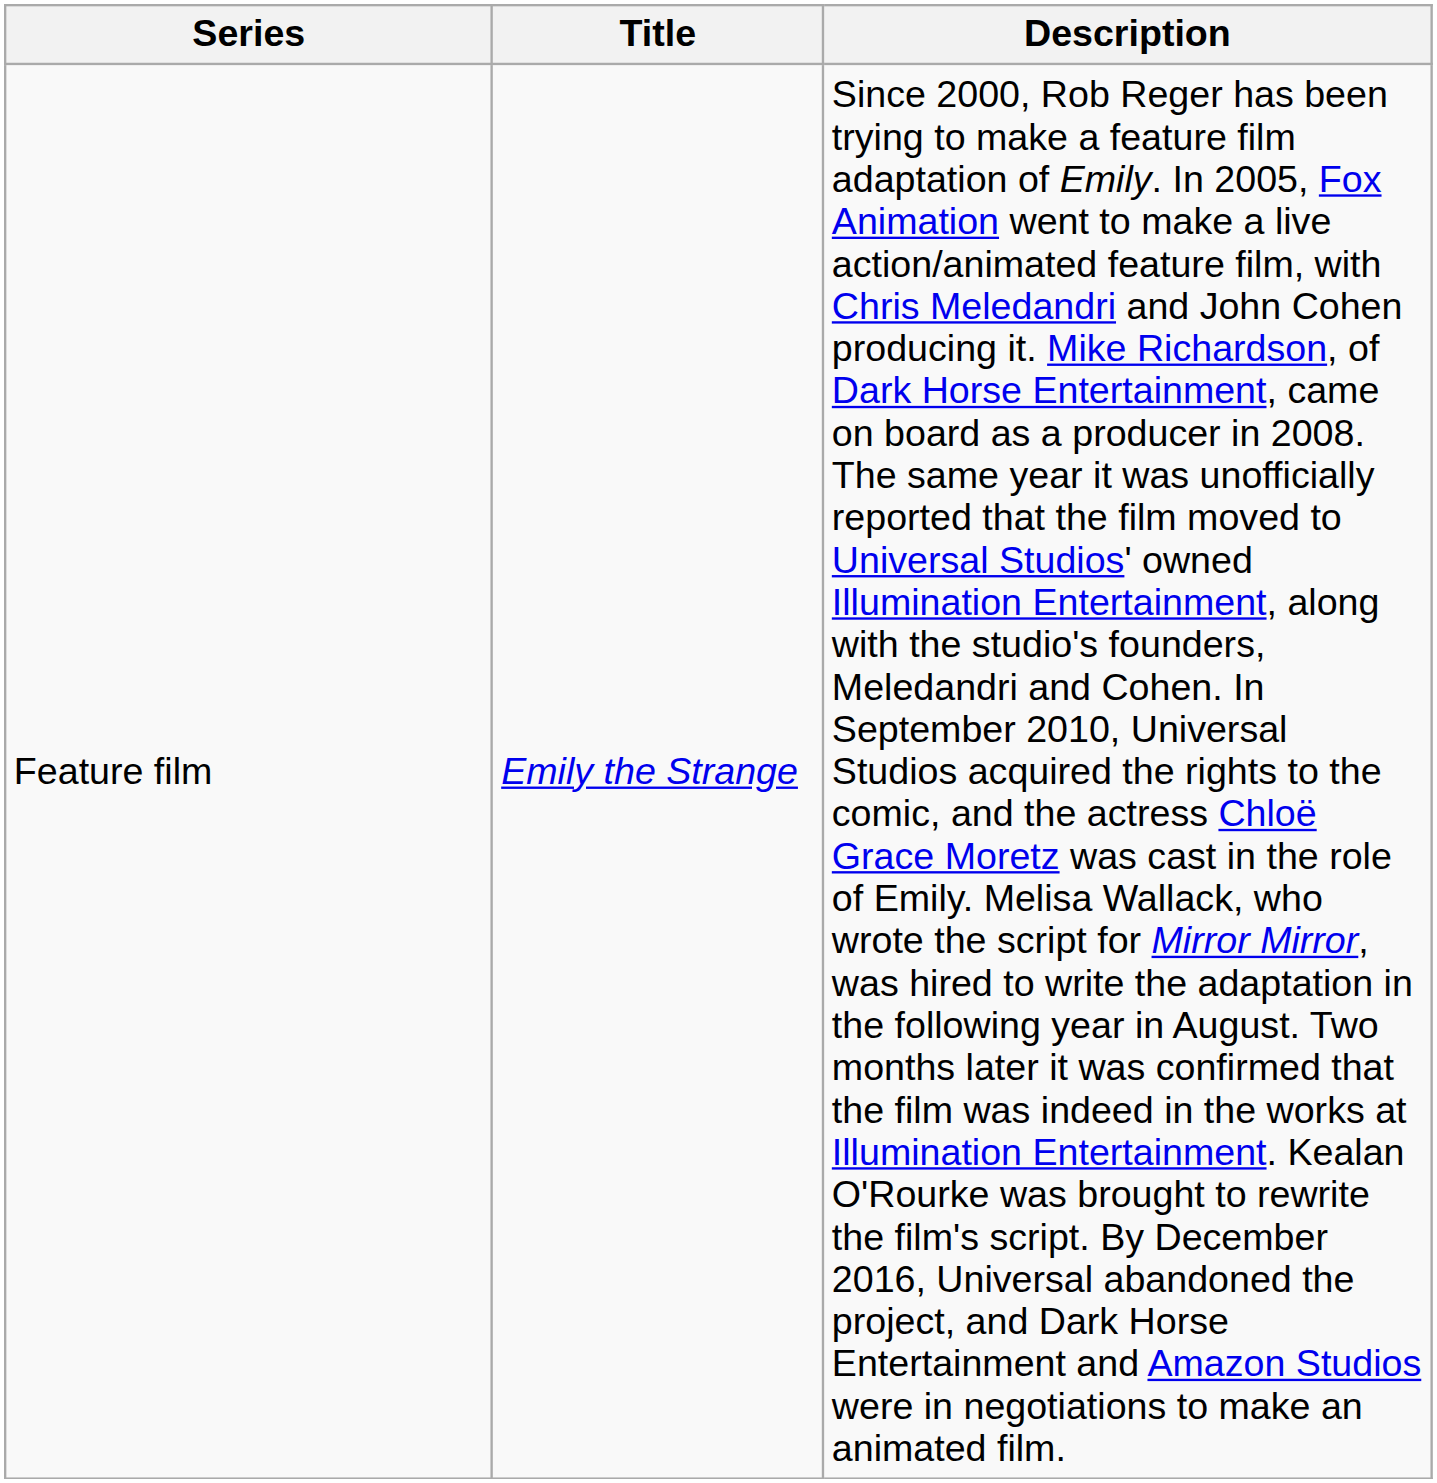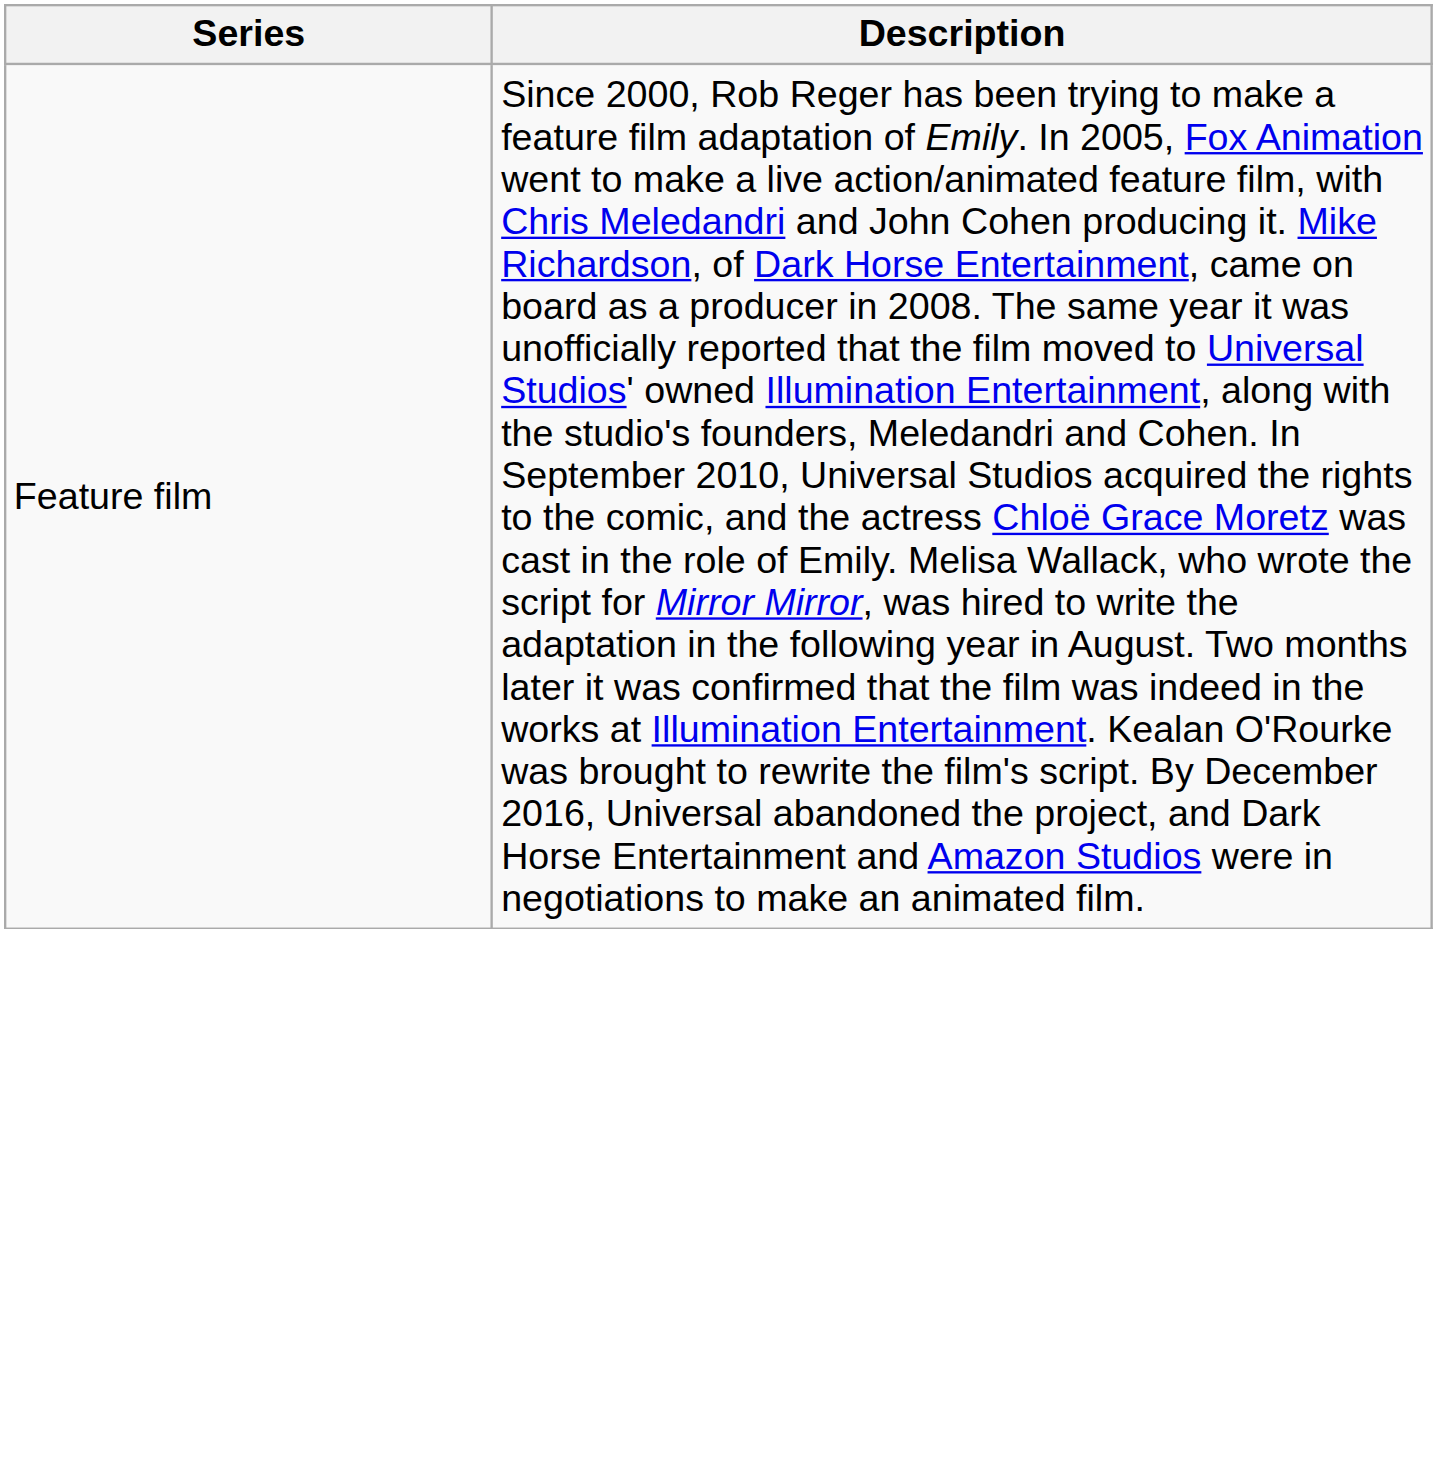- column: (658, 34)
